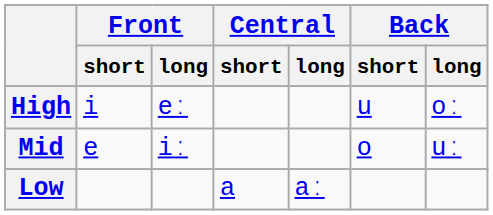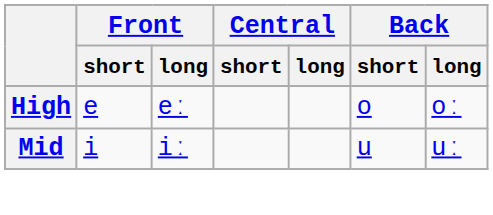(91, 107) i -> (91, 107) e
(364, 107) u -> (364, 107) o
(91, 148) e -> (91, 148) i
(364, 148) o -> (364, 148) u
- row: (41, 189)
